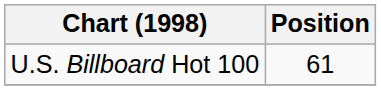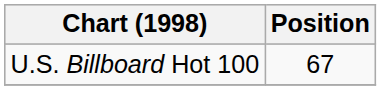(320, 64) 61 -> (320, 64) 67
